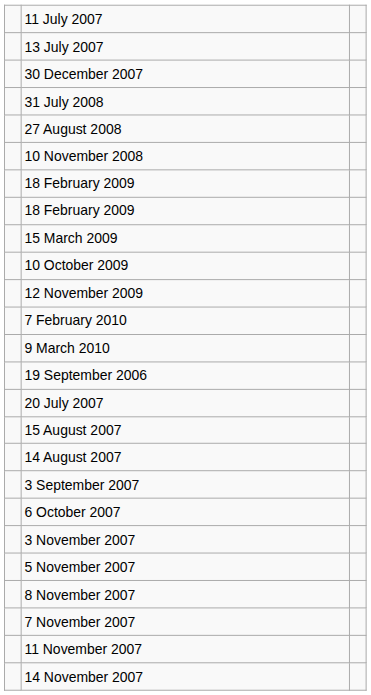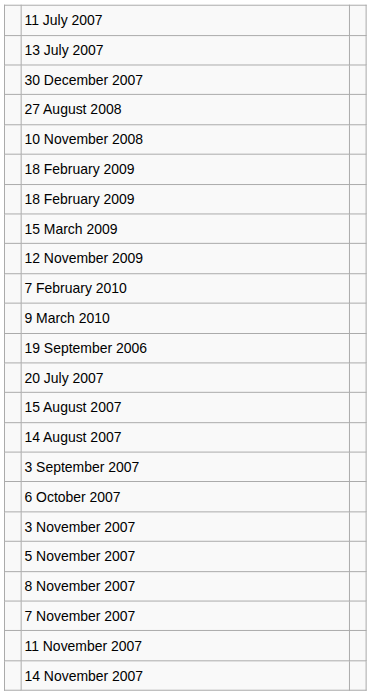- row: (13, 101)
- row: (13, 266)
